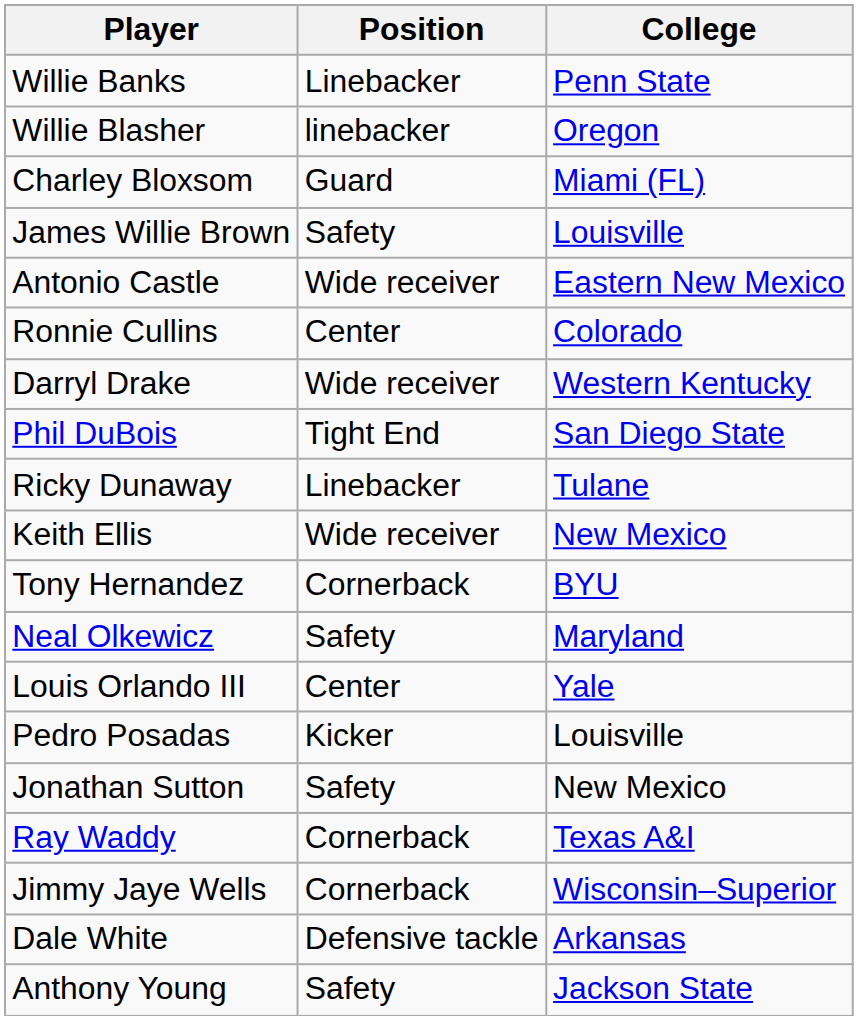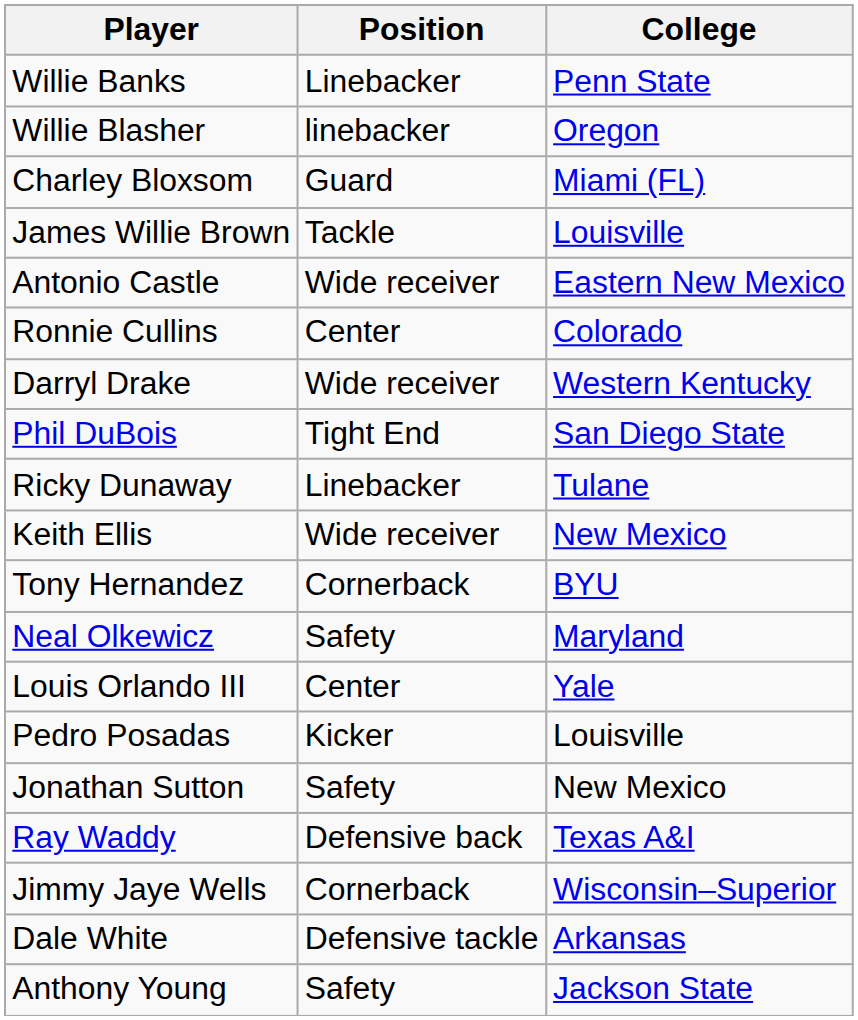(350, 231) Safety -> (350, 231) Tackle
(387, 837) Cornerback -> (414, 837) Defensive back
